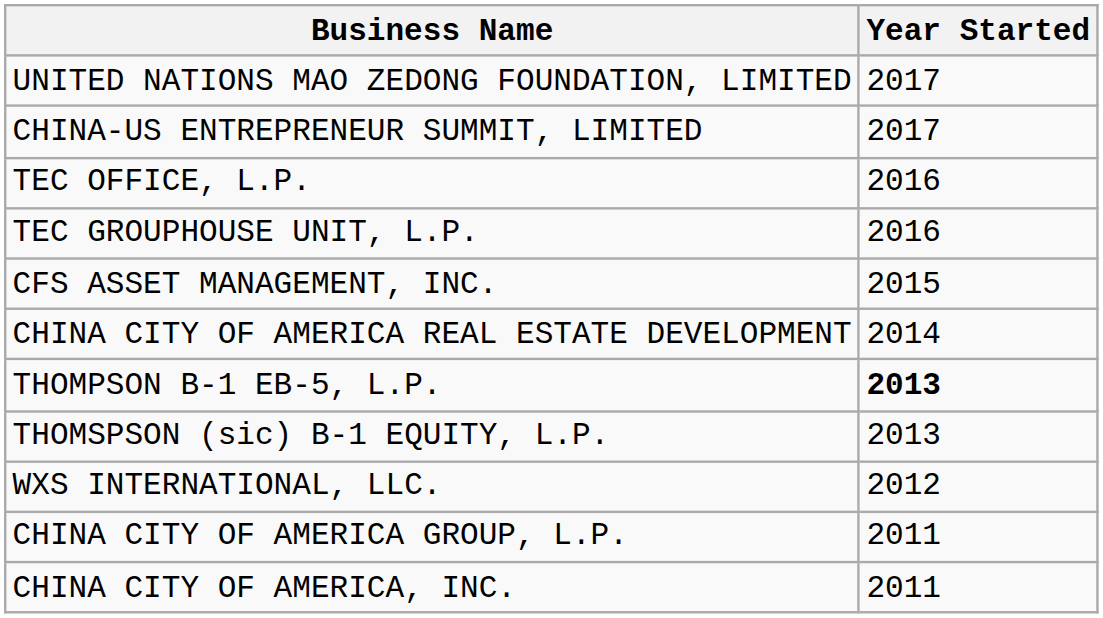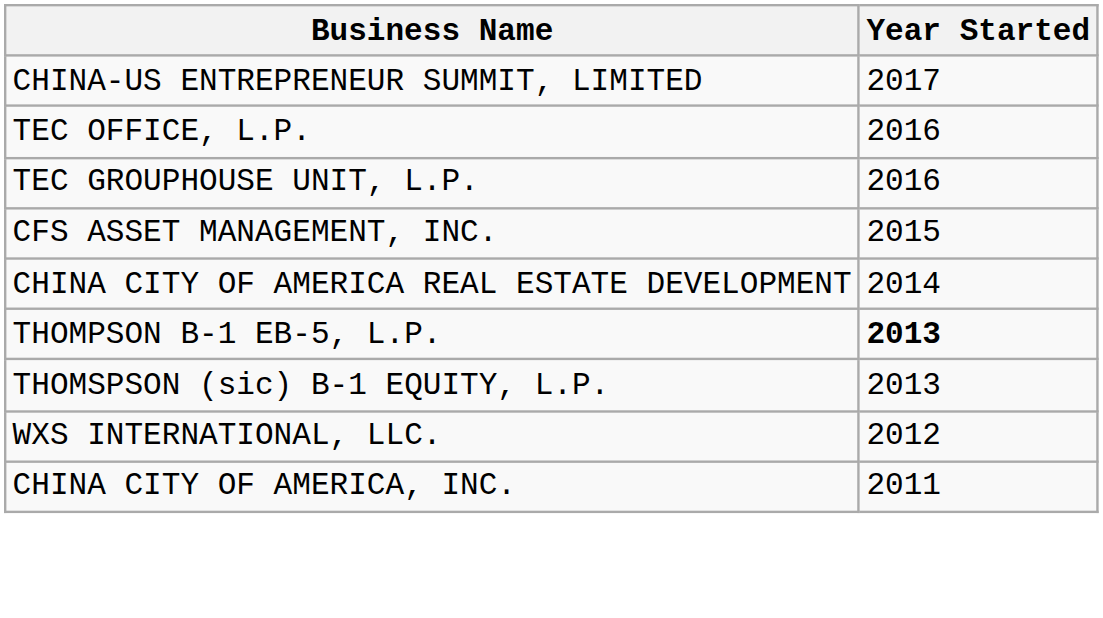- row: (432, 81)
- row: (320, 537)
